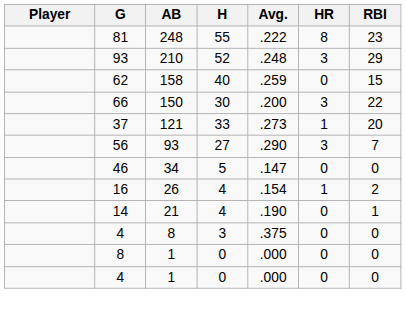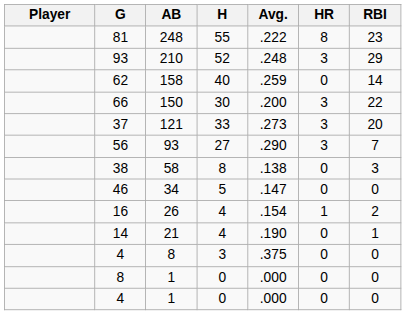(375, 80) 15 -> (375, 80) 14
(324, 124) 1 -> (324, 124) 3
+ row: (120, 168)
